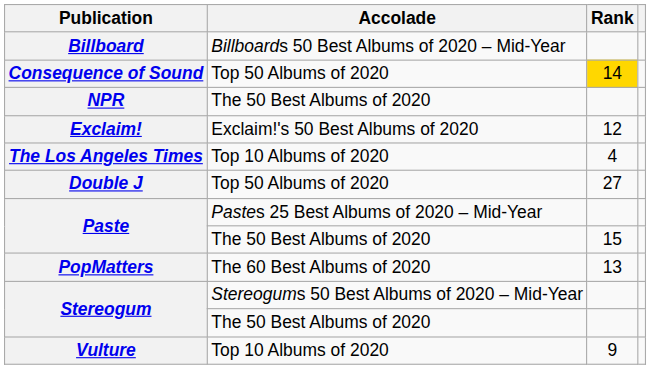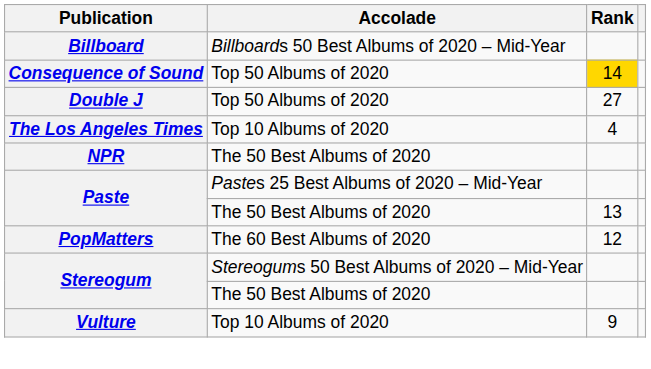rows swapped: (106, 184) <-> (106, 101)
- row: (106, 128)
(612, 239) 15 -> (612, 211) 13
(612, 267) 13 -> (612, 239) 12
